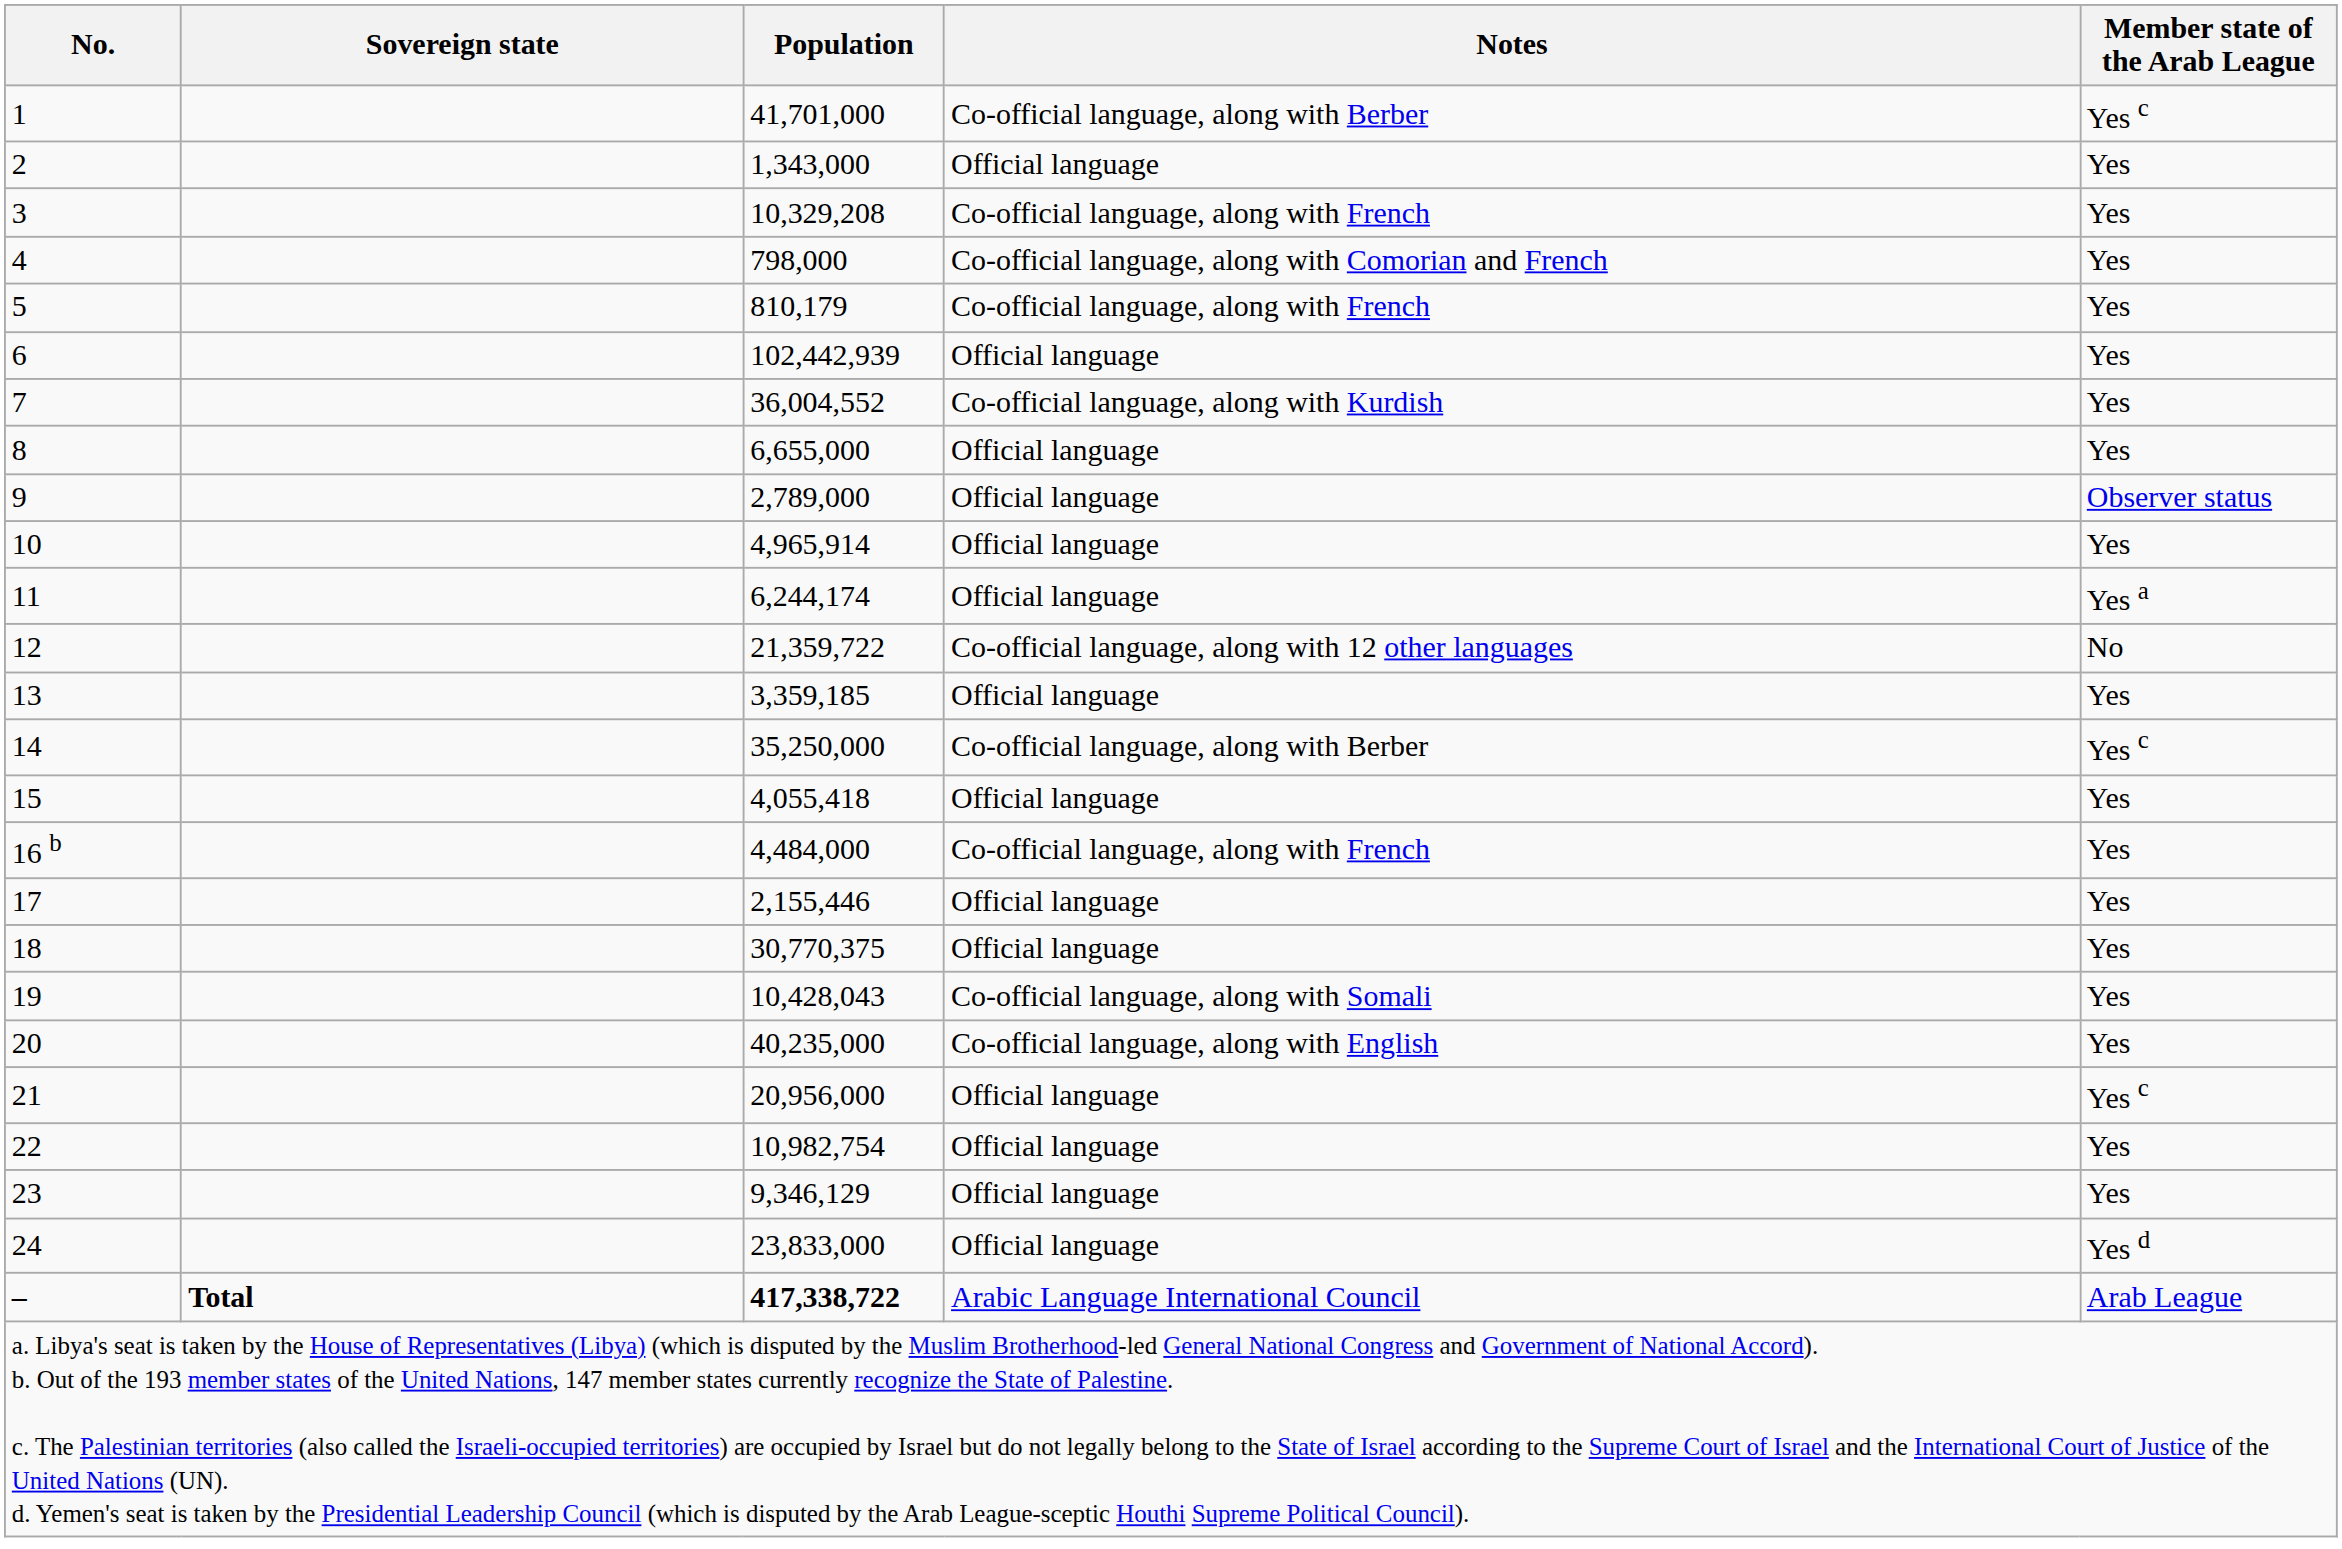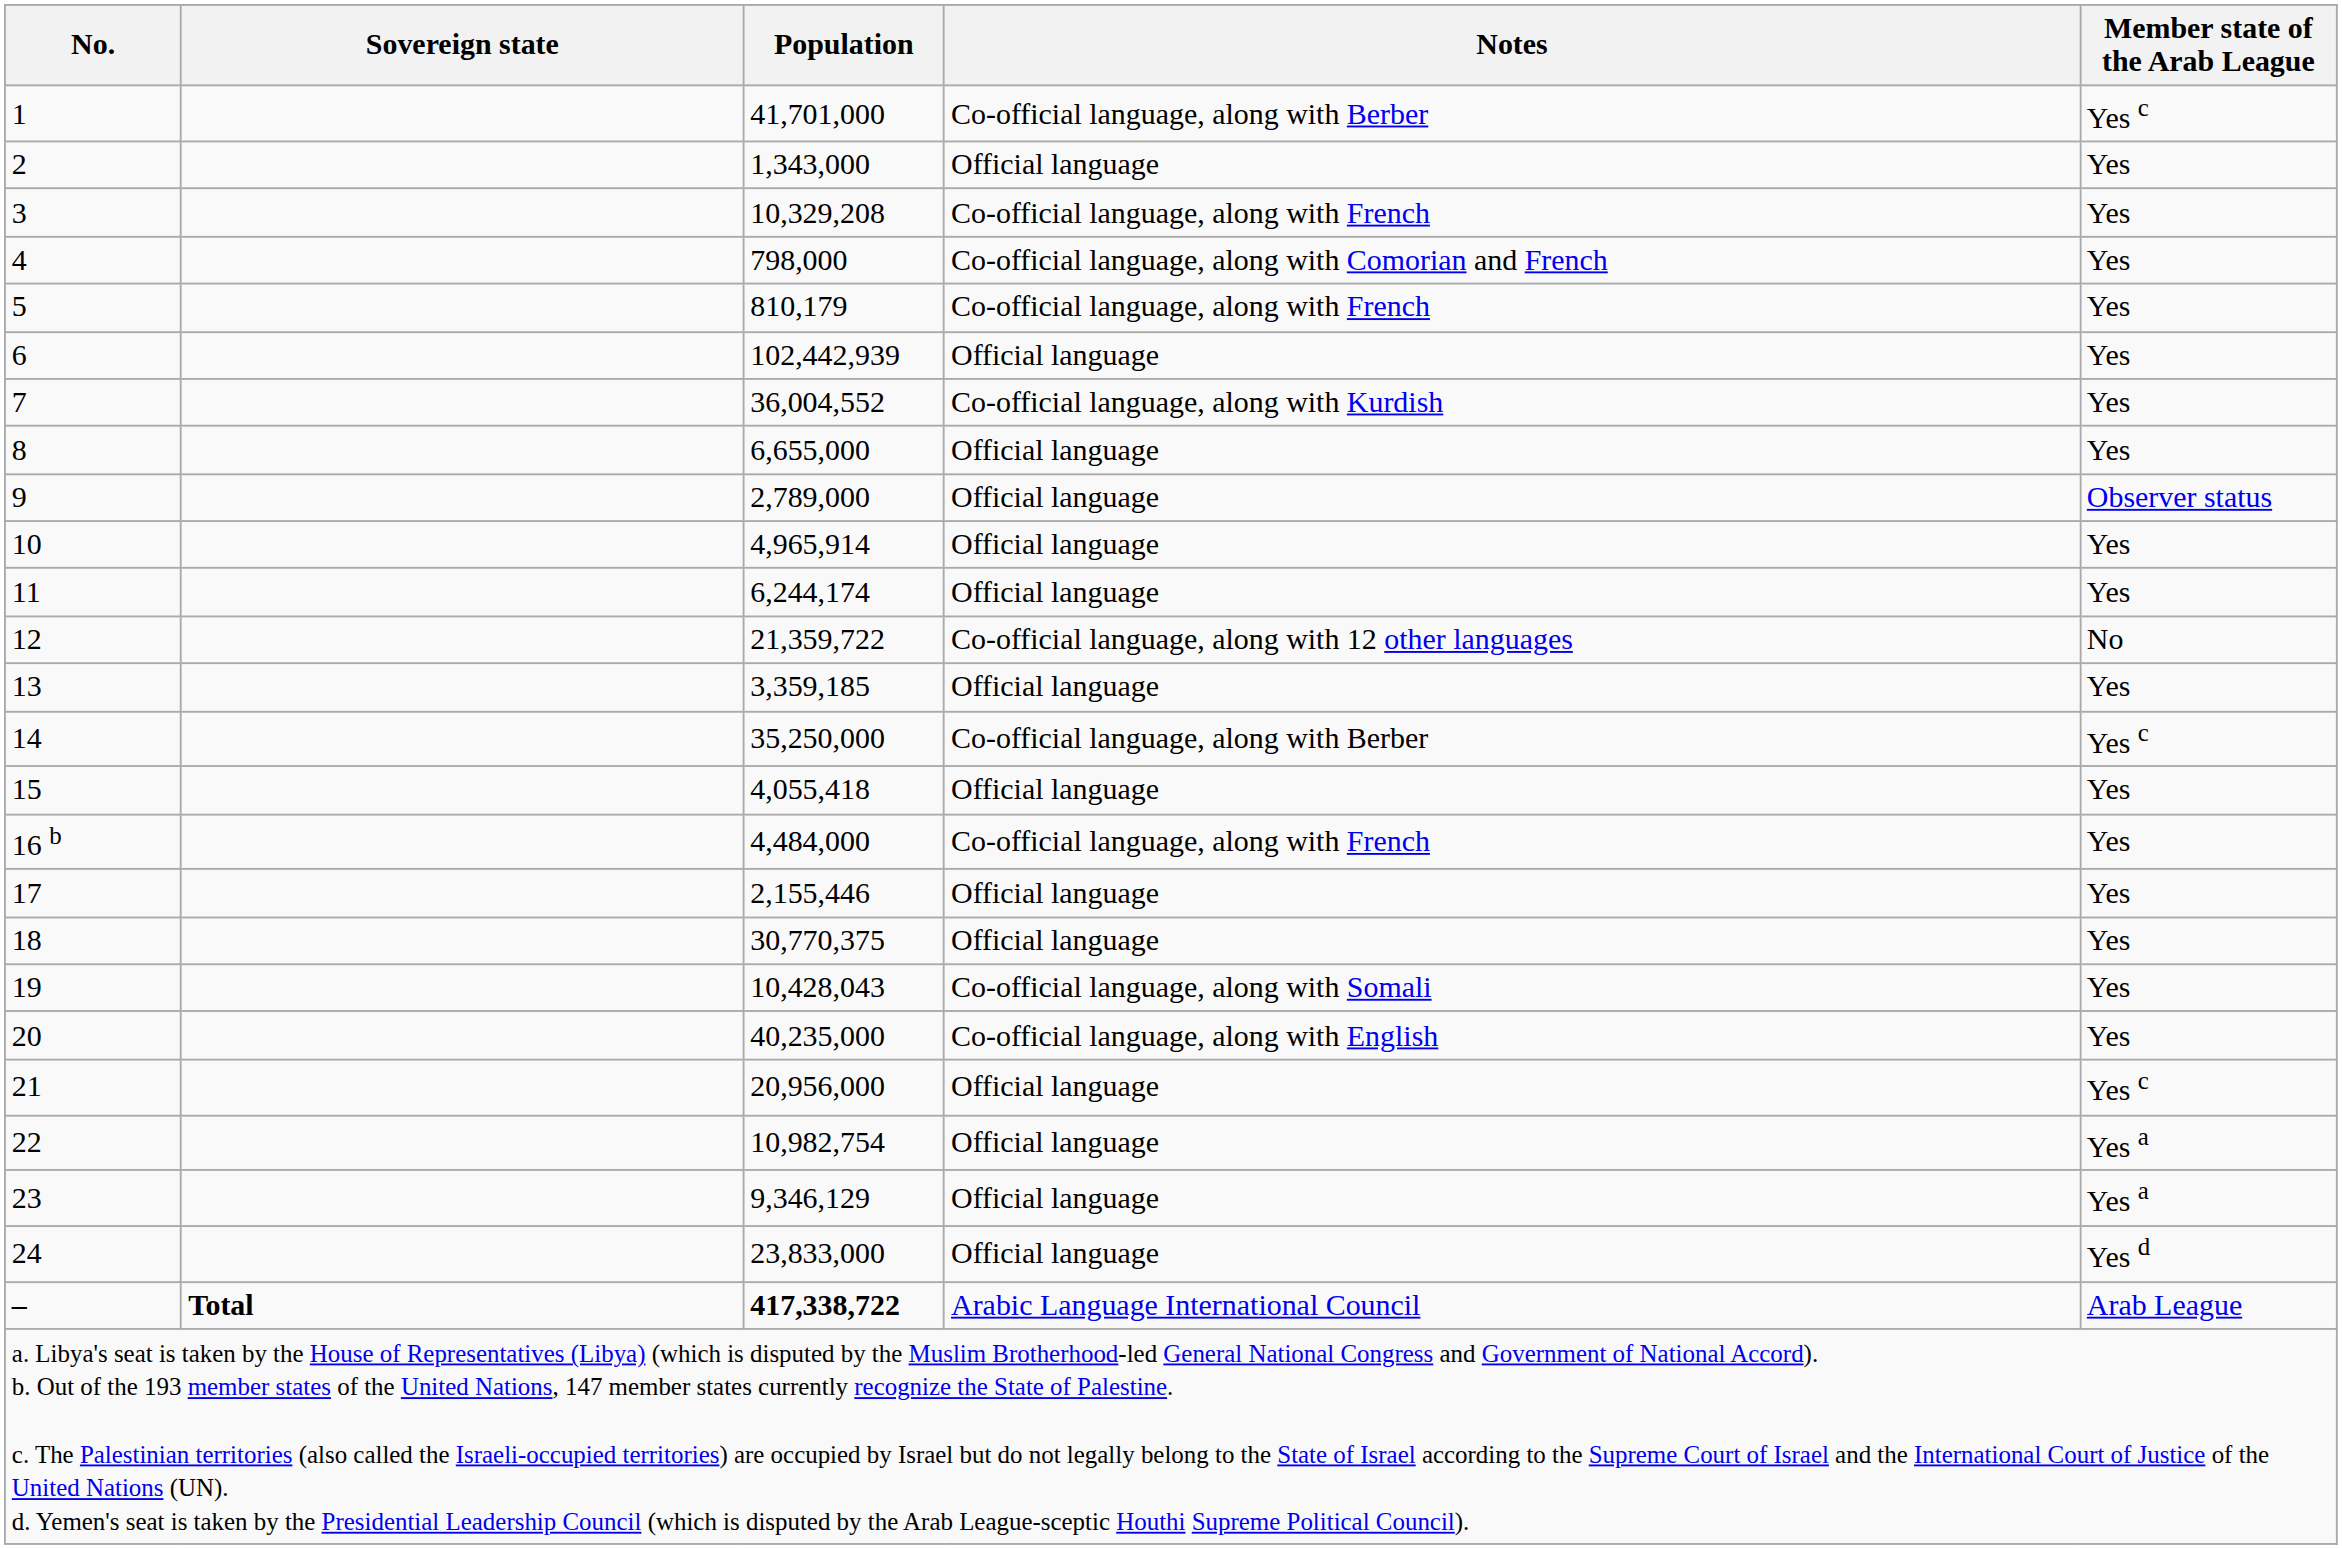(2118, 595) Yes a -> (2109, 591) Yes
(2109, 1146) Yes -> (2118, 1142) Yes a
(2109, 1193) Yes -> (2118, 1197) Yes a
